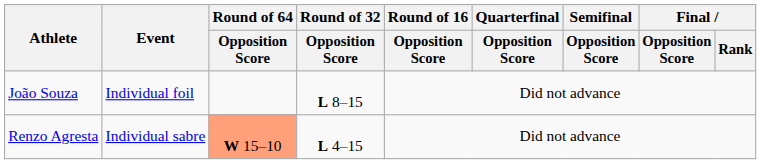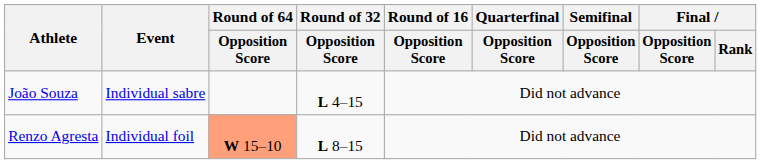(150, 93) Individual foil -> (155, 93) Individual sabre
(340, 102) L 8–15 -> (340, 102) L 4–15
(155, 136) Individual sabre -> (150, 136) Individual foil
(340, 145) L 4–15 -> (340, 145) L 8–15
